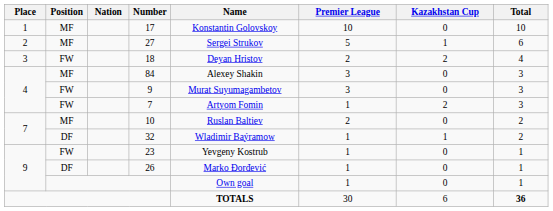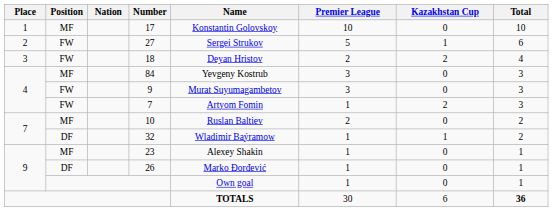(67, 43) MF -> (67, 43) FW
(235, 74) Alexey Shakin -> (235, 74) Yevgeny Kostrub
(67, 152) FW -> (67, 152) MF
(235, 152) Yevgeny Kostrub -> (235, 152) Alexey Shakin
